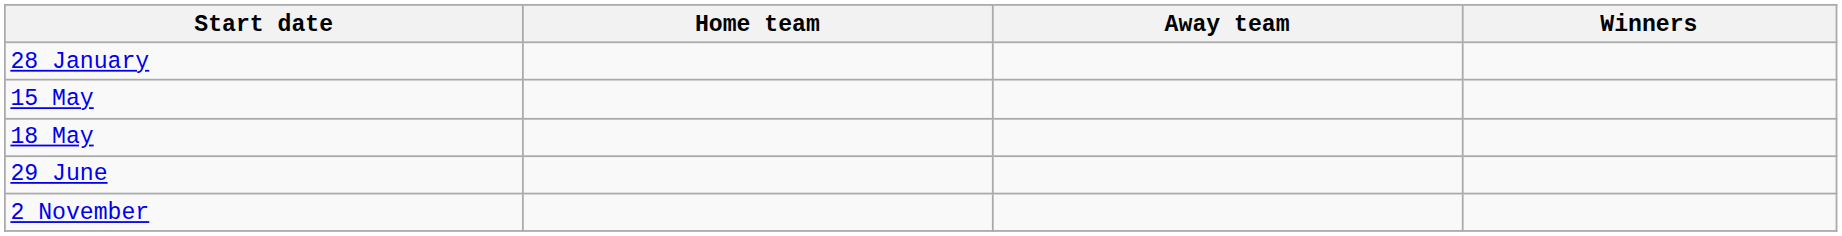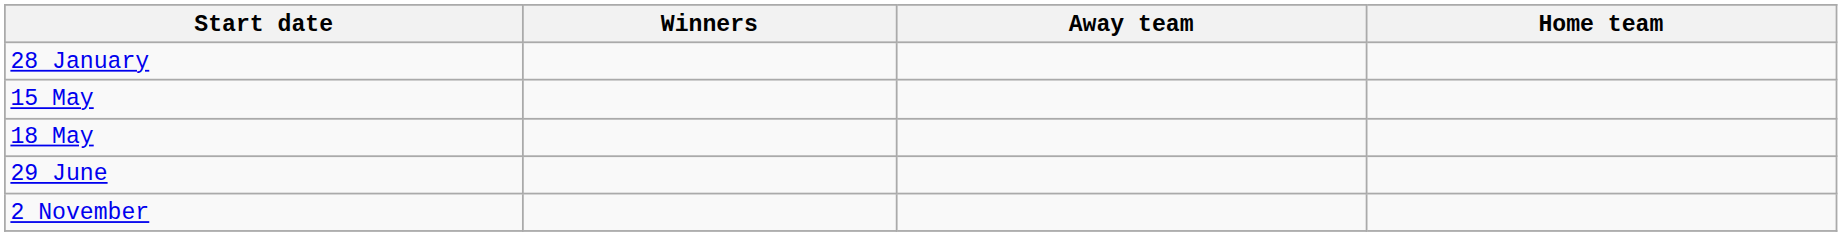columns swapped: (757, 24) <-> (1649, 24)
